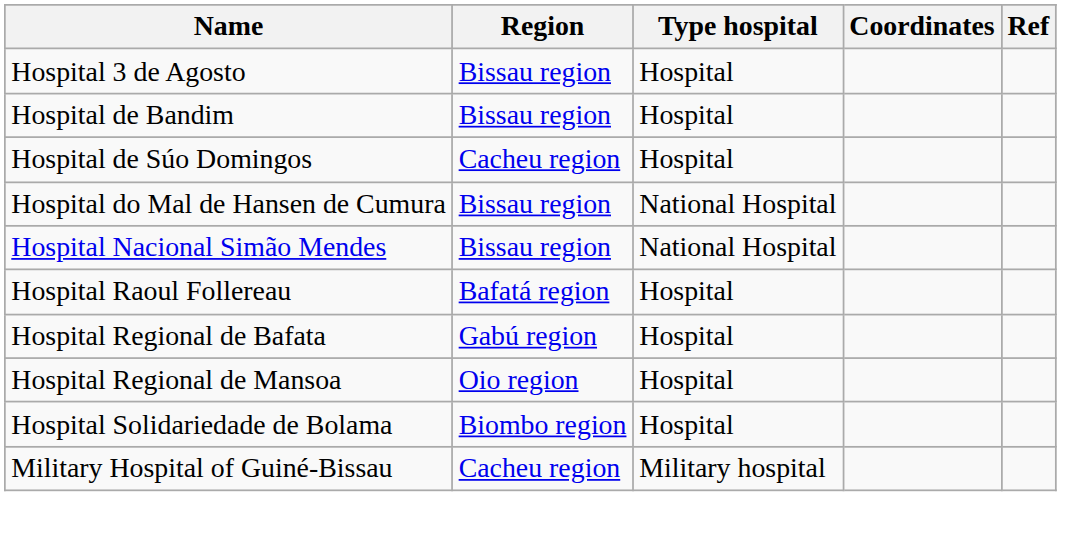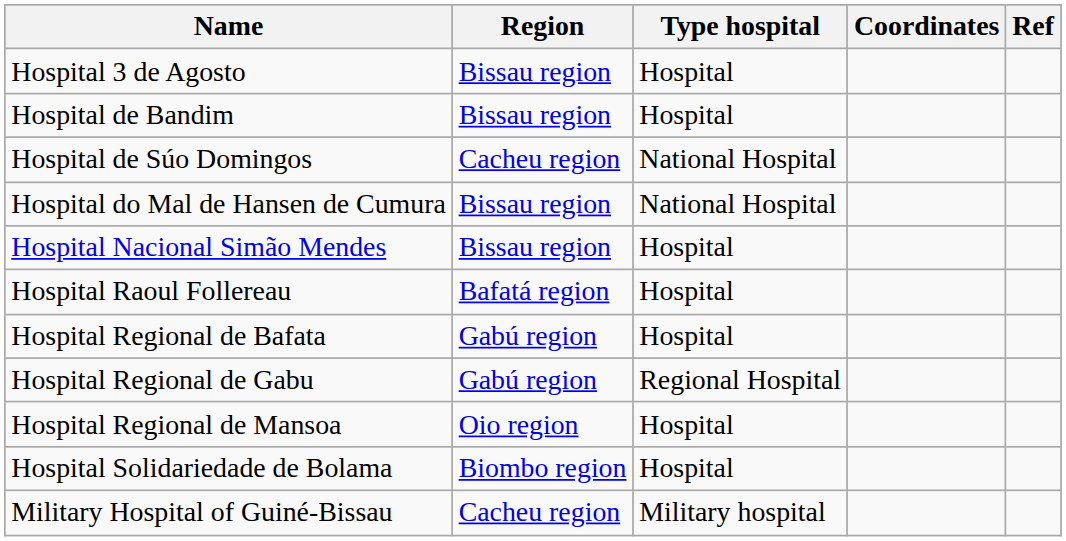(686, 159) Hospital -> (738, 159) National Hospital
(738, 247) National Hospital -> (686, 247) Hospital
+ row: (162, 379)
